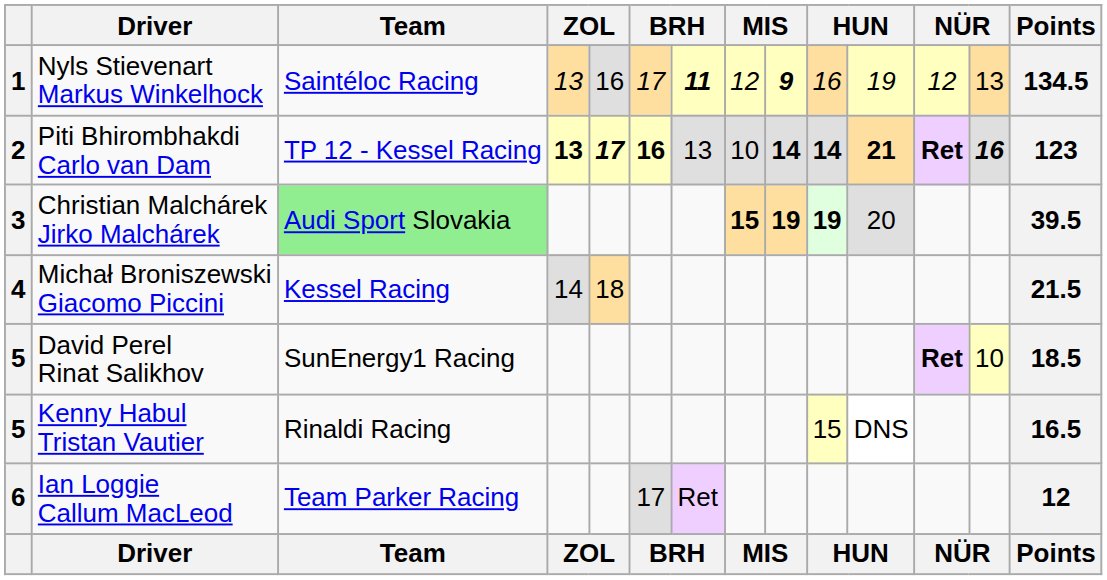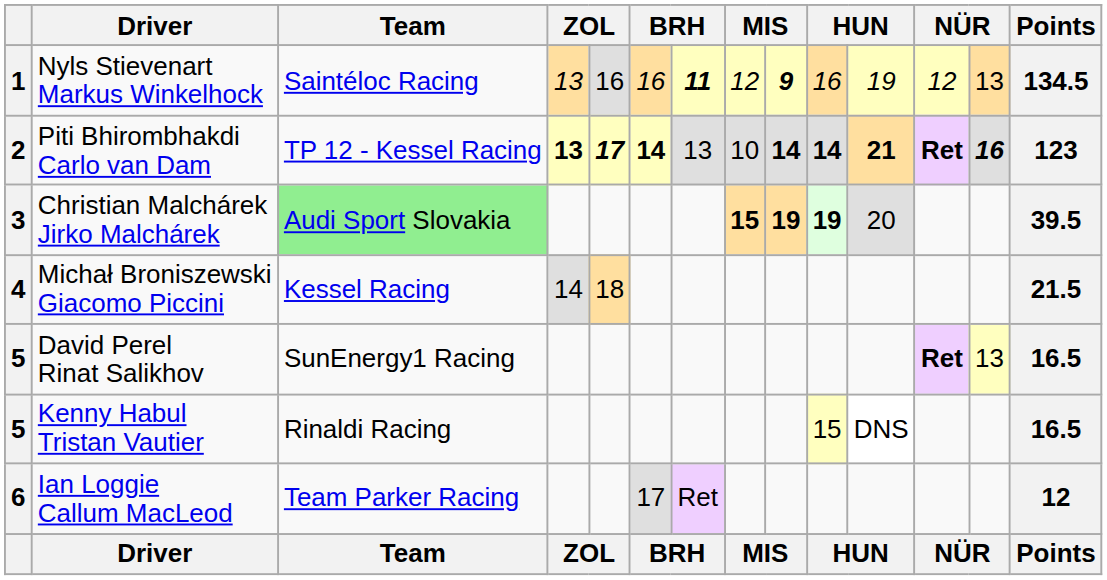(651, 80) 17 -> (651, 80) 16
(651, 150) 16 -> (651, 150) 14
(990, 359) 10 -> (990, 359) 13
(1056, 359) 18.5 -> (1056, 359) 16.5
